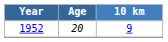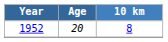(129, 29) 9 -> (129, 29) 8
